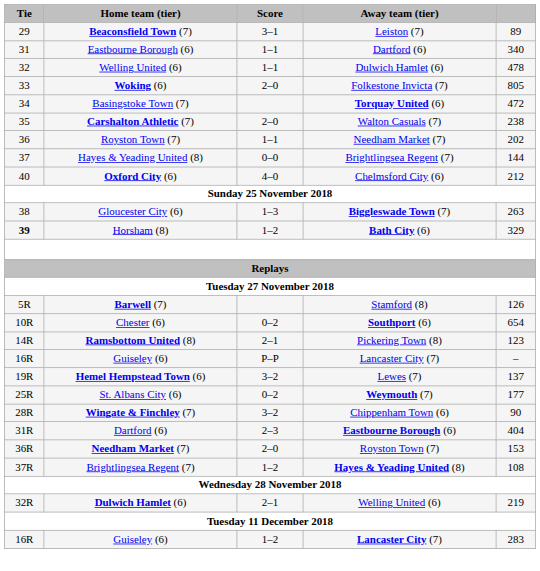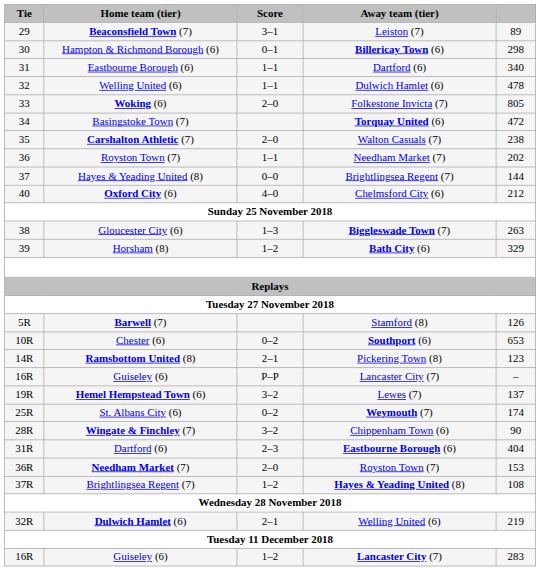+ row: (140, 50)
(24, 230) bold -> (24, 248) normal
(516, 323) 654 -> (516, 341) 653
(516, 395) 177 -> (516, 413) 174
